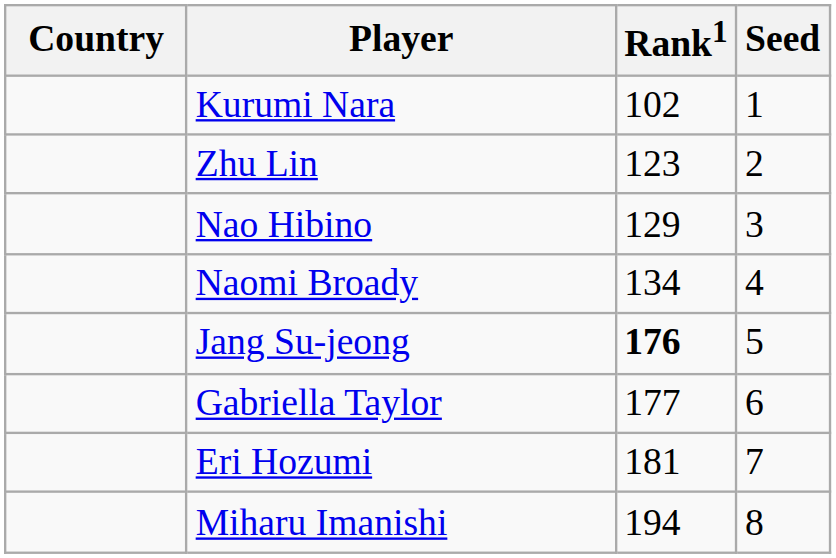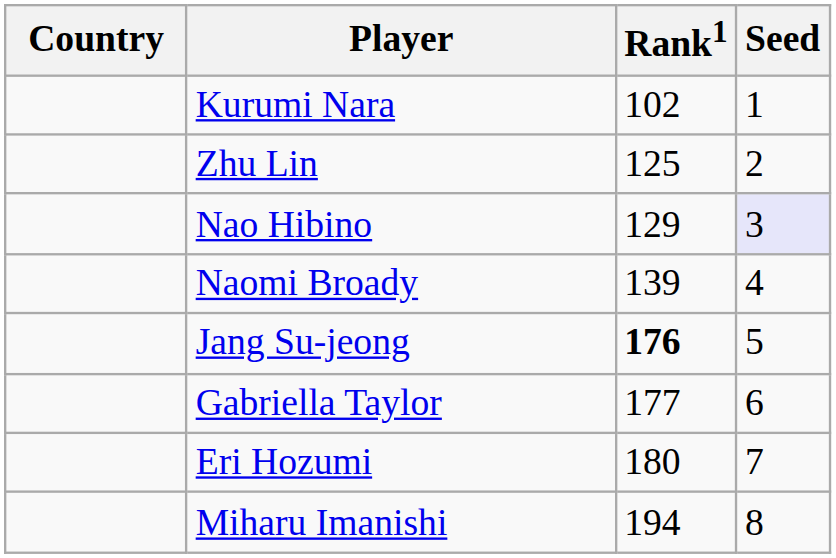(652, 163) 123 -> (652, 163) 125
(754, 223) no background -> (754, 223) lavender background
(652, 283) 134 -> (652, 283) 139
(652, 461) 181 -> (652, 461) 180
